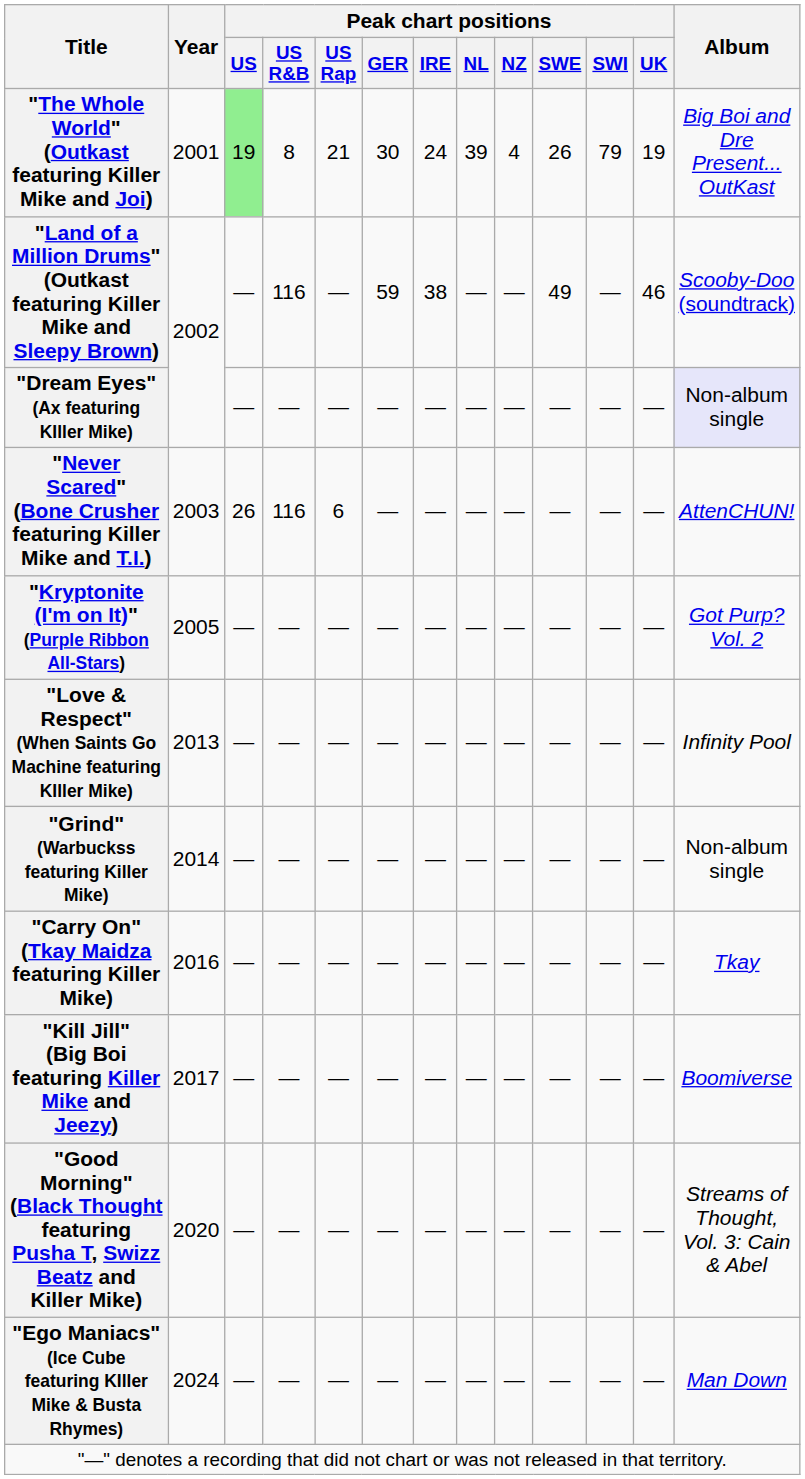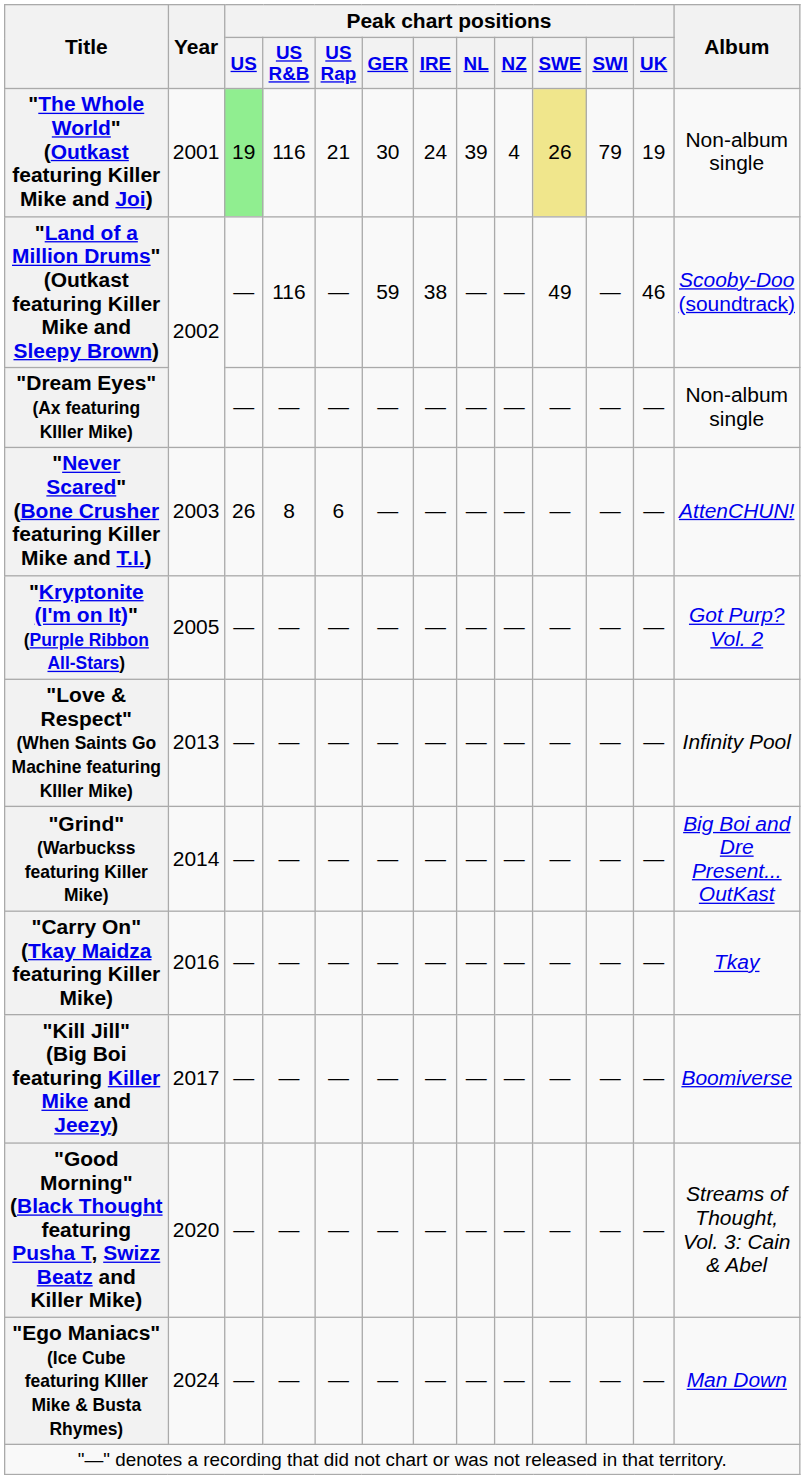(289, 152) 8 -> (289, 152) 116
(560, 152) no background -> (560, 152) khaki background
(737, 152) Big Boi and Dre Present... OutKast -> (737, 152) Non-album single
(737, 407) lavender background -> (737, 407) no background
(289, 511) 116 -> (289, 511) 8
(737, 858) Non-album single -> (737, 858) Big Boi and Dre Present... OutKast
